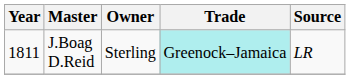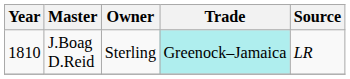(24, 52) 1811 -> (24, 52) 1810
